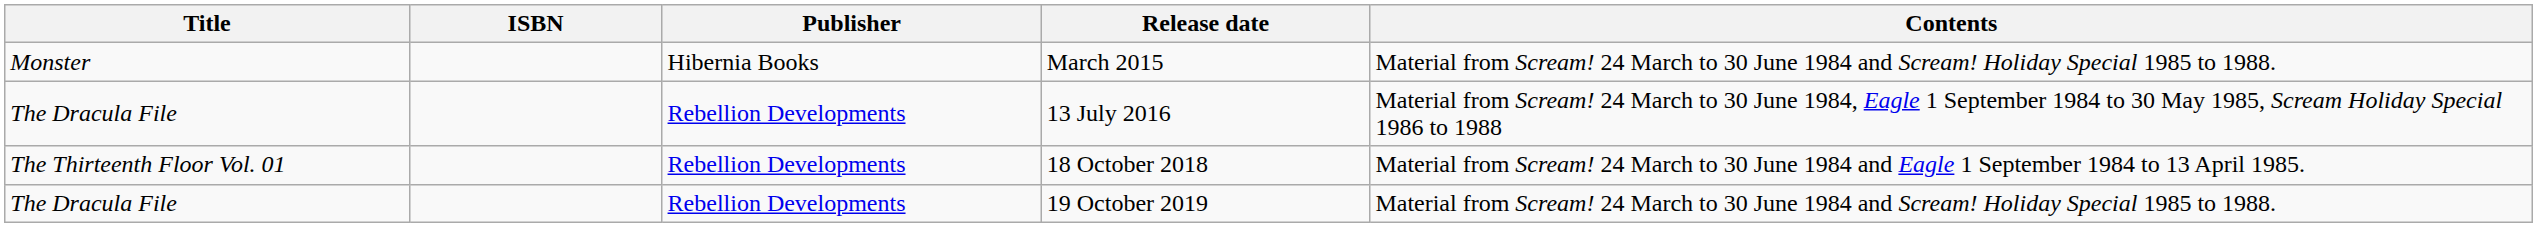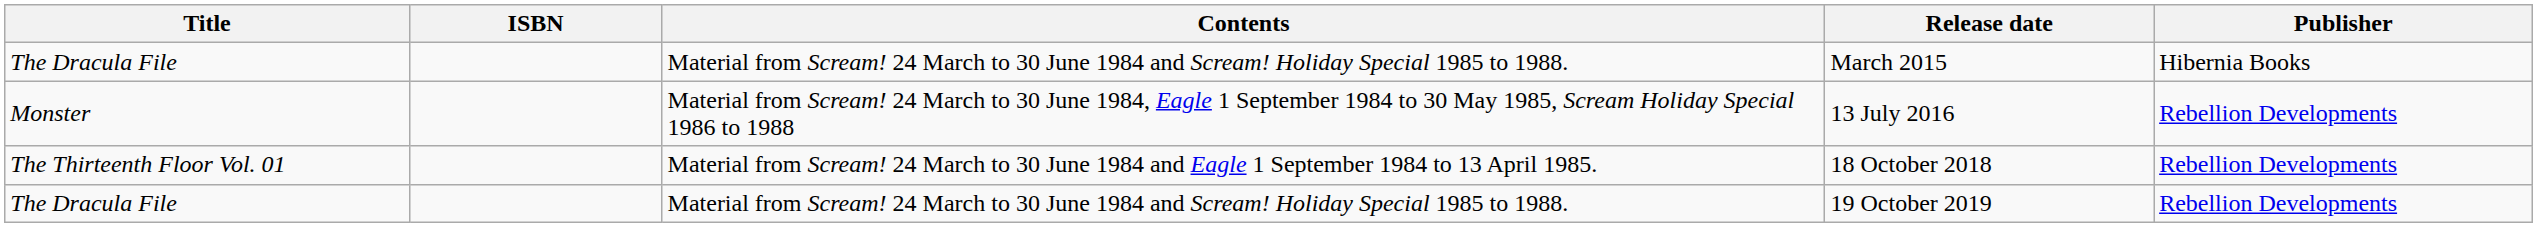columns swapped: (852, 23) <-> (1951, 23)
(50, 61) Monster -> (94, 61) The Dracula File
(94, 113) The Dracula File -> (50, 113) Monster
